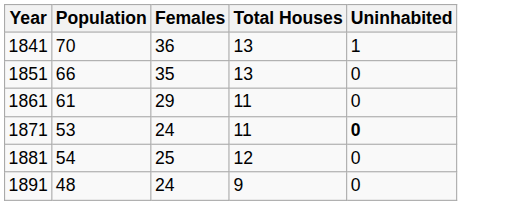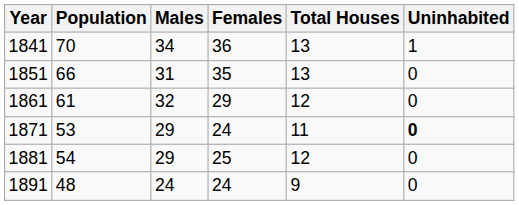+ column: (179, 18)
(243, 102) 11 -> (300, 102) 12
